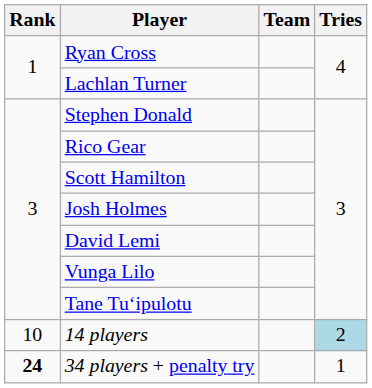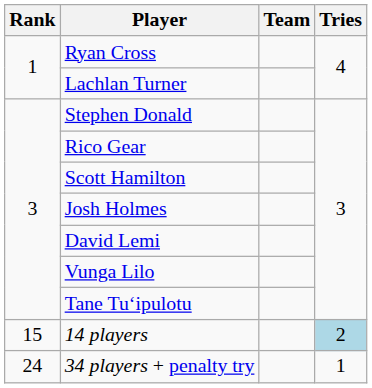(32, 334) 10 -> (32, 334) 15
(32, 366) bold -> (32, 366) normal
